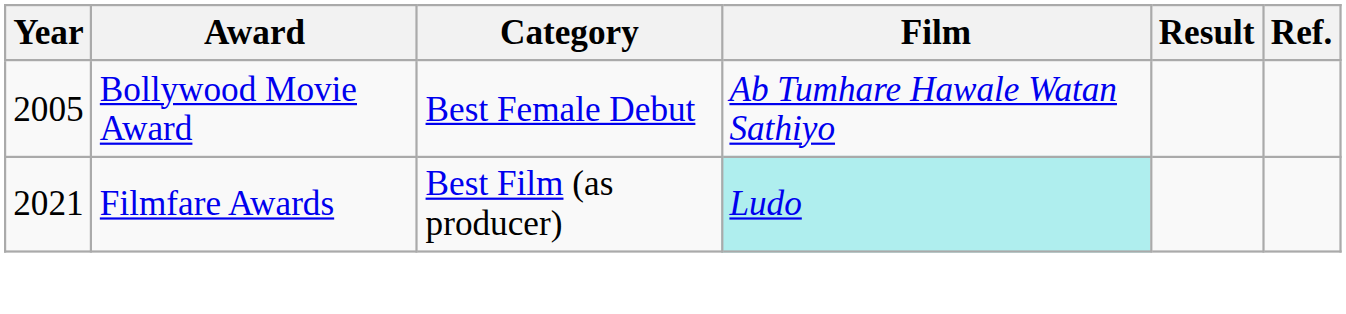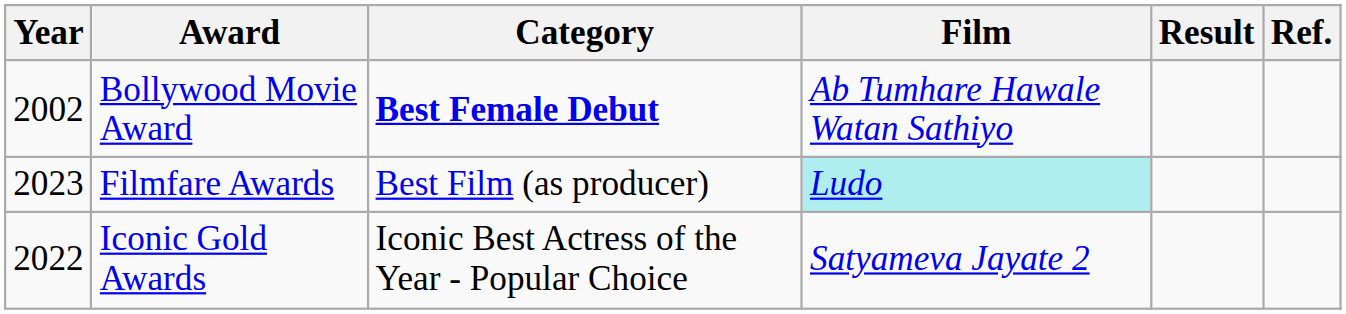(48, 108) 2005 -> (48, 108) 2002
(560, 108) normal -> (517, 108) bold
(48, 203) 2021 -> (48, 183) 2023
+ row: (183, 259)
